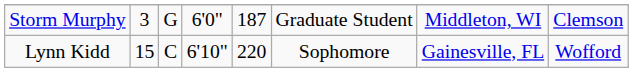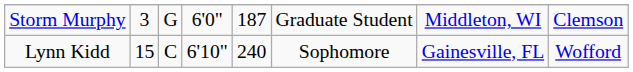(252, 51) 220 -> (252, 51) 240
